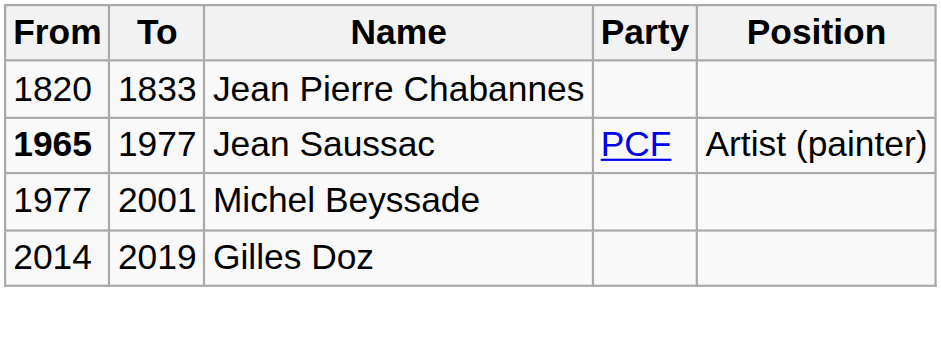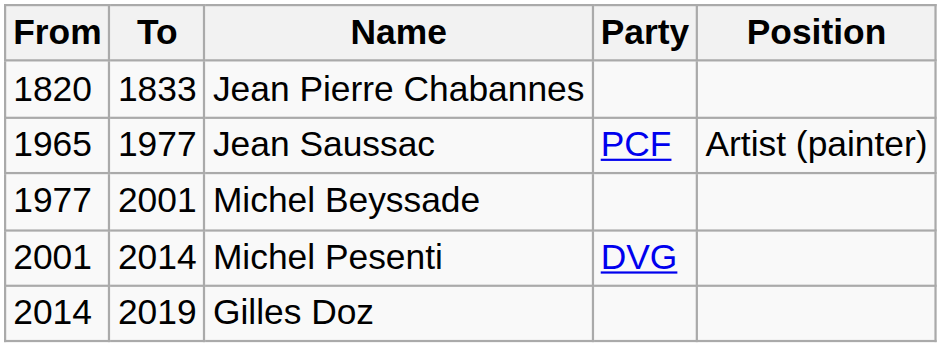(53, 144) bold -> (53, 144) normal
+ row: (328, 256)
